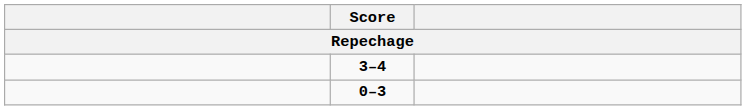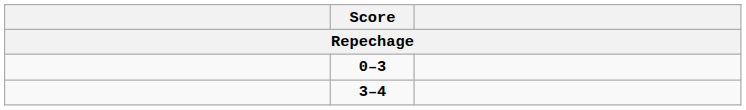rows swapped: (372, 92) <-> (372, 67)
